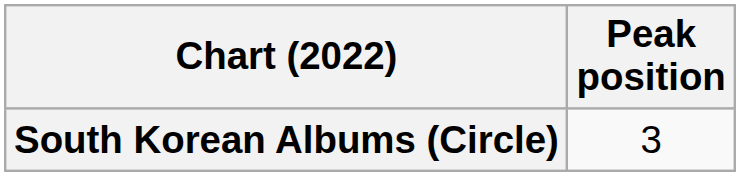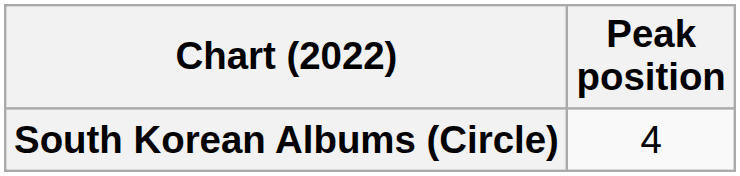(651, 139) 3 -> (651, 139) 4
